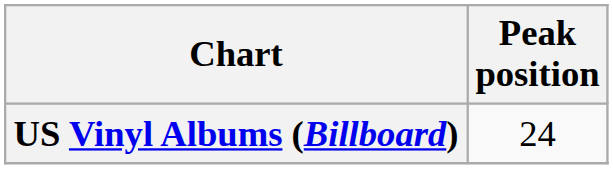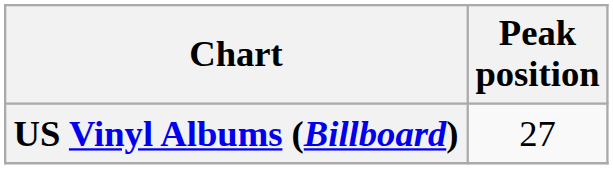(537, 132) 24 -> (537, 132) 27
